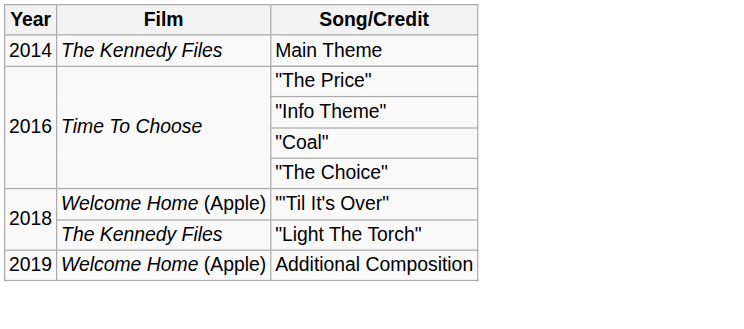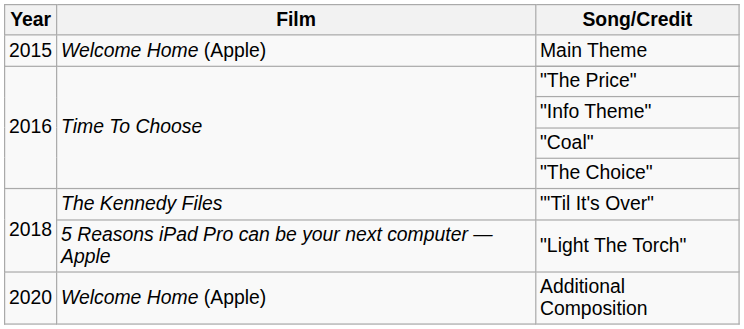(31, 50) 2014 -> (31, 50) 2015
(142, 50) The Kennedy Files -> (164, 50) Welcome Home (Apple)
(164, 204) Welcome Home (Apple) -> (142, 204) The Kennedy Files
(142, 234) The Kennedy Files -> (277, 245) 5 Reasons iPad Pro can be your next computer — Apple
(31, 265) 2019 -> (31, 298) 2020
